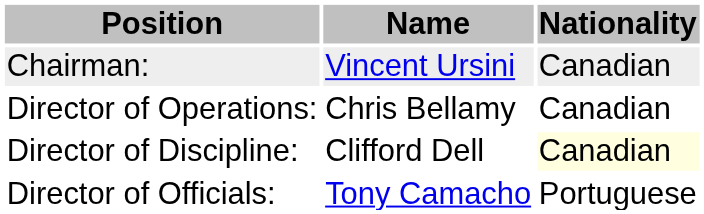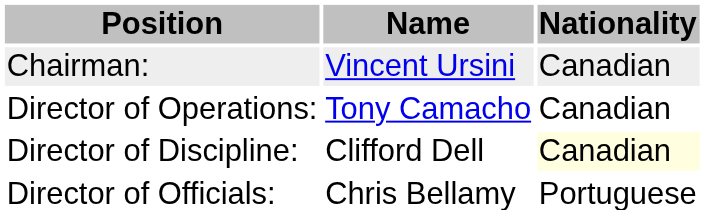(420, 108) Chris Bellamy -> (428, 108) Tony Camacho
(428, 193) Tony Camacho -> (420, 193) Chris Bellamy
